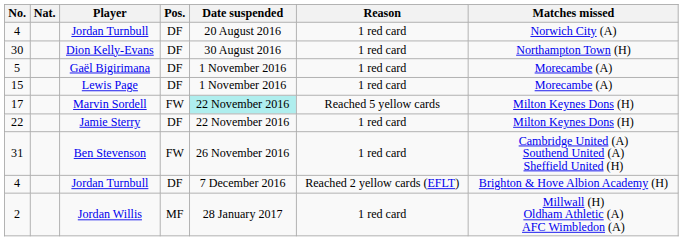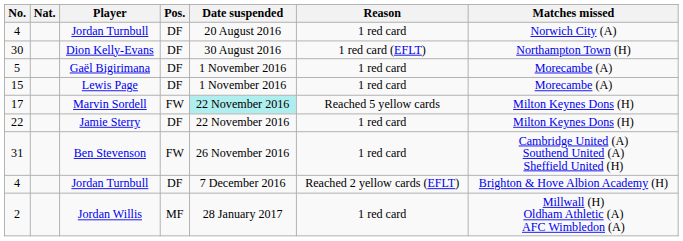(382, 49) 1 red card -> (382, 49) 1 red card (EFLT)
